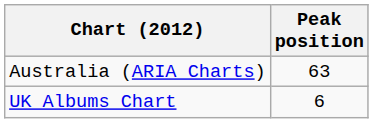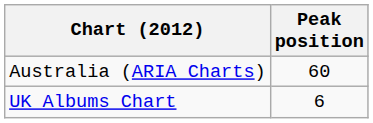(319, 72) 63 -> (319, 72) 60
